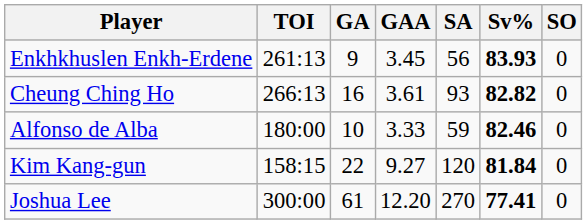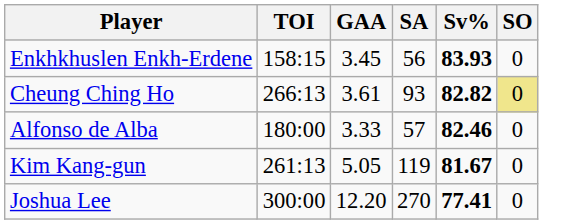- column: (353, 22)
(294, 58) 261:13 -> (294, 58) 158:15
(562, 93) no background -> (517, 93) khaki background
(458, 129) 59 -> (414, 129) 57
(294, 165) 158:15 -> (294, 165) 261:13
(405, 165) 9.27 -> (361, 165) 5.05
(458, 165) 120 -> (414, 165) 119
(511, 165) 81.84 -> (467, 165) 81.67
